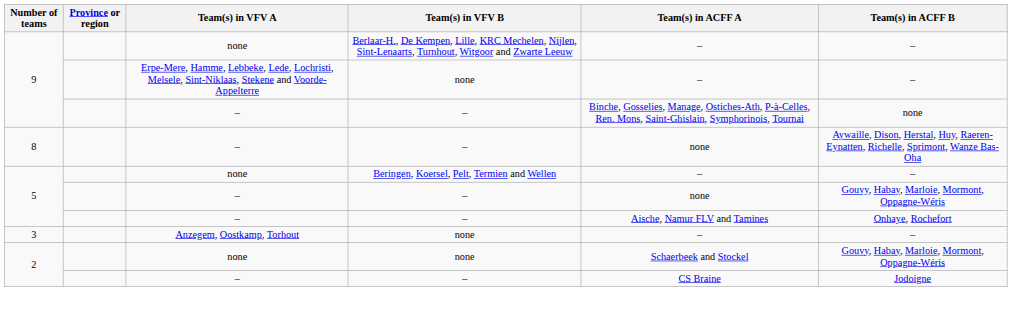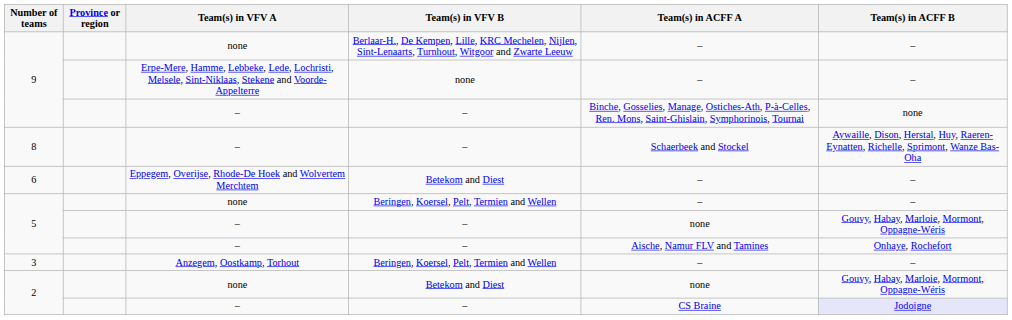(700, 146) none -> (700, 146) Schaerbeek and Stockel
+ row: (34, 180)
(465, 234) none -> (465, 262) Beringen, Koersel, Pelt, Termien and Wellen
(465, 256) none -> (465, 284) Betekom and Diest
(700, 256) Schaerbeek and Stockel -> (700, 284) none
(913, 278) no background -> (913, 306) lavender background
